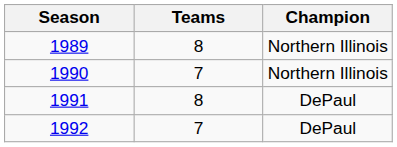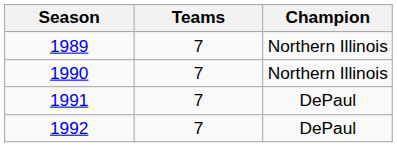(198, 45) 8 -> (198, 45) 7
(198, 100) 8 -> (198, 100) 7
